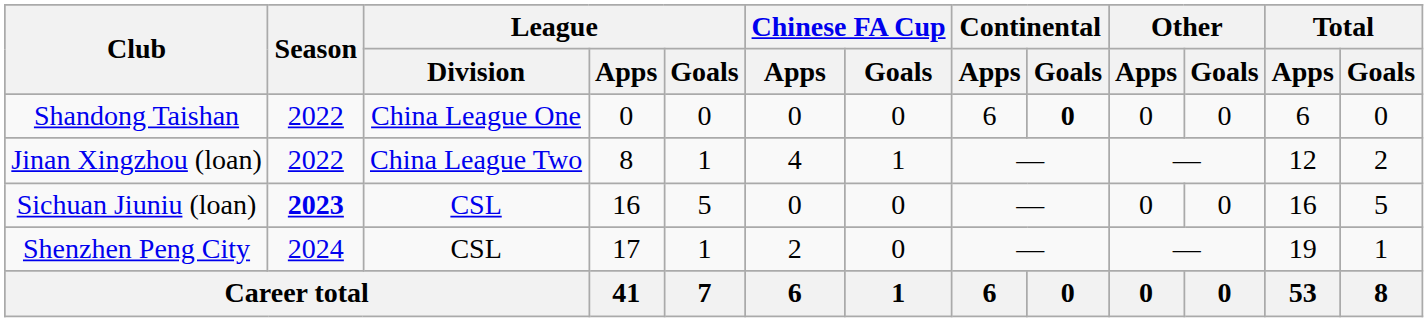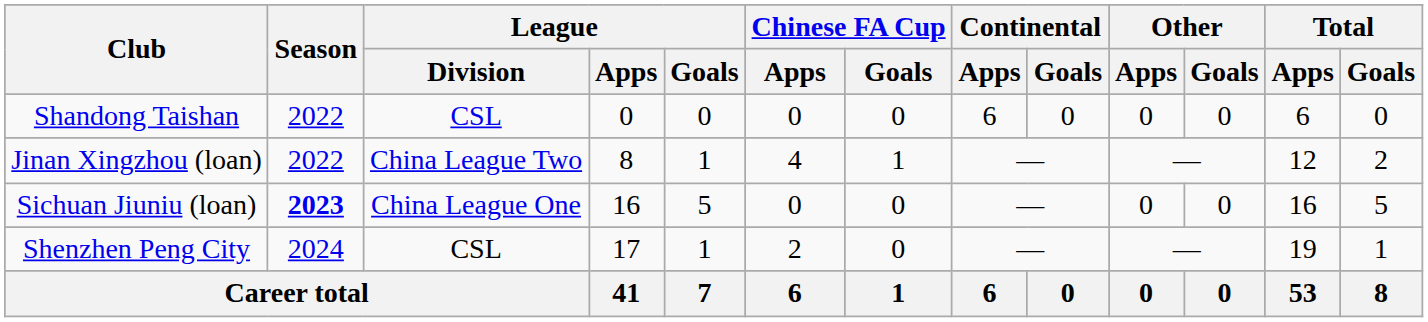(476, 115) China League One -> (476, 115) CSL
(1068, 115) bold -> (1068, 115) normal
(476, 204) CSL -> (476, 204) China League One
